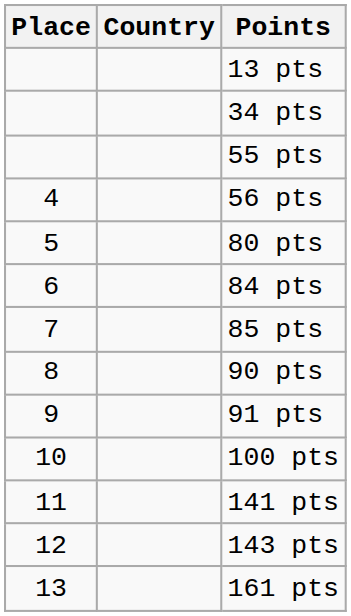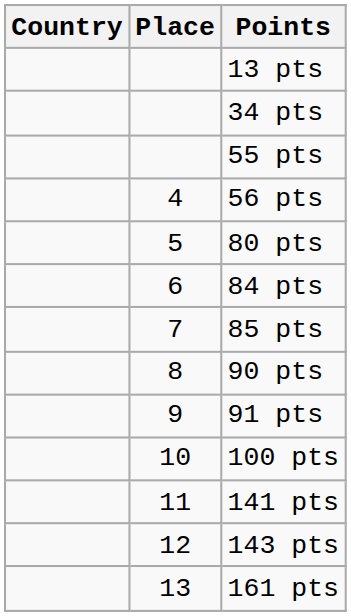columns swapped: (51, 27) <-> (159, 27)
